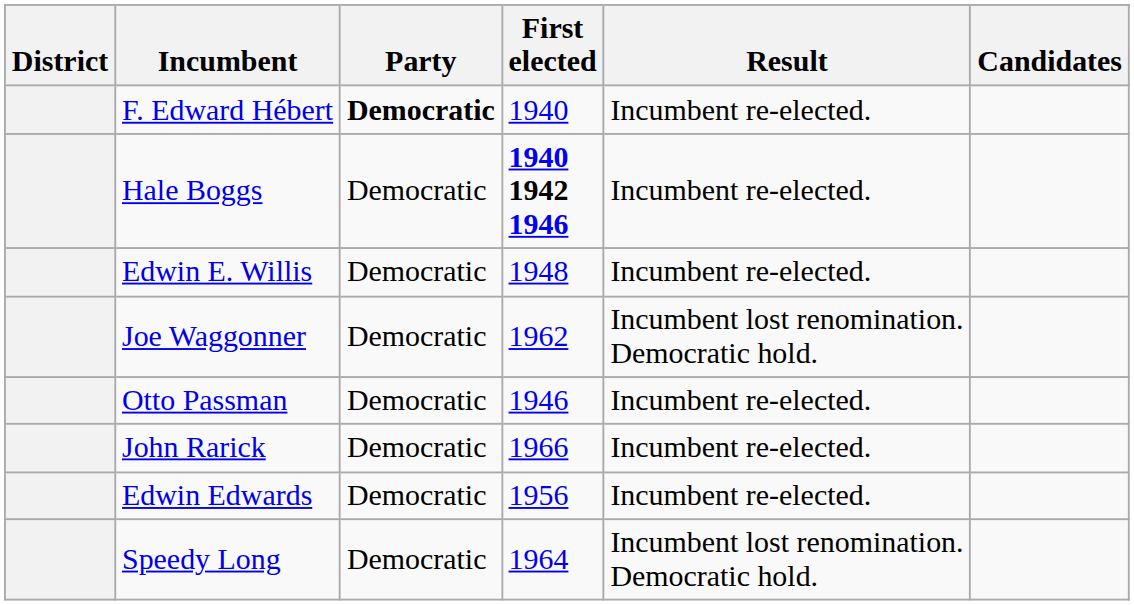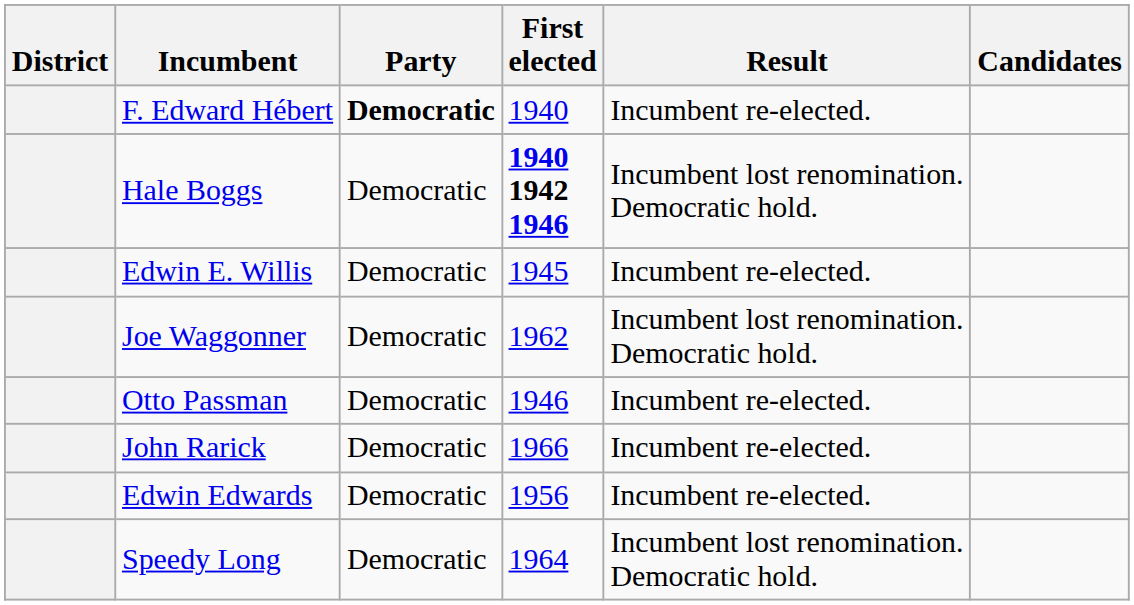(741, 190) Incumbent re-elected. -> (787, 190) Incumbent lost renomination. Democratic hold.
(538, 271) 1948 -> (538, 271) 1945
